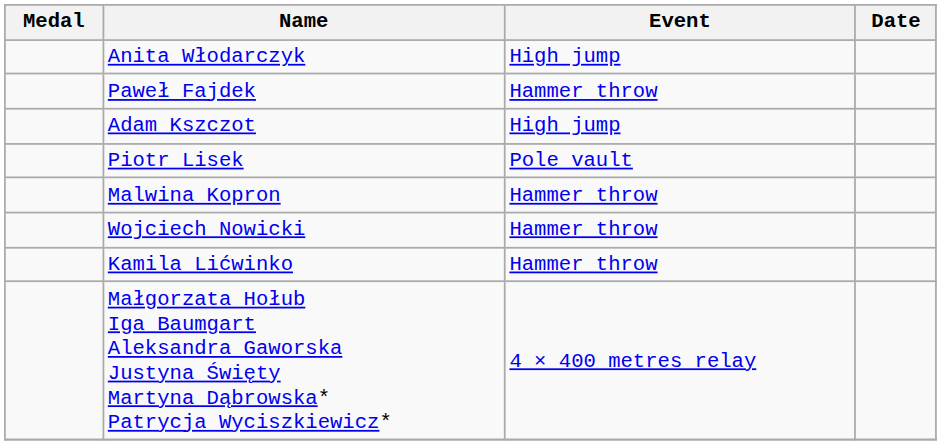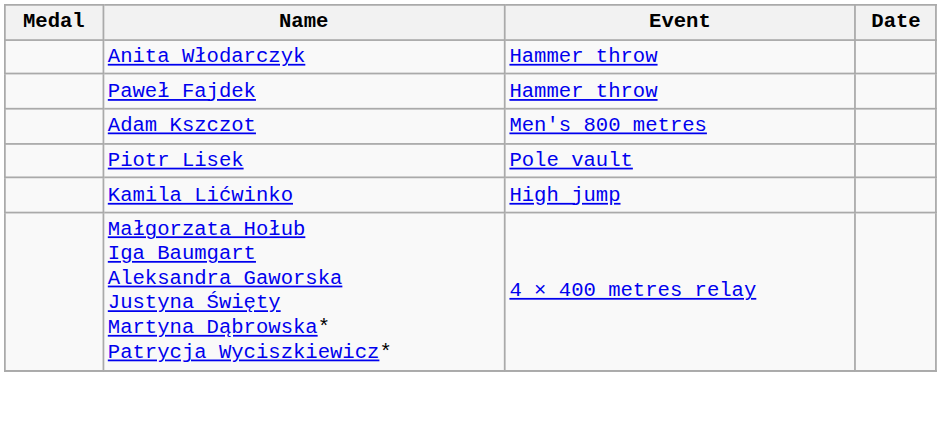(565, 56) High jump -> (583, 56) Hammer throw
(565, 126) High jump -> (608, 126) Men's 800 metres
- row: (194, 195)
- row: (207, 229)
(583, 264) Hammer throw -> (565, 195) High jump
